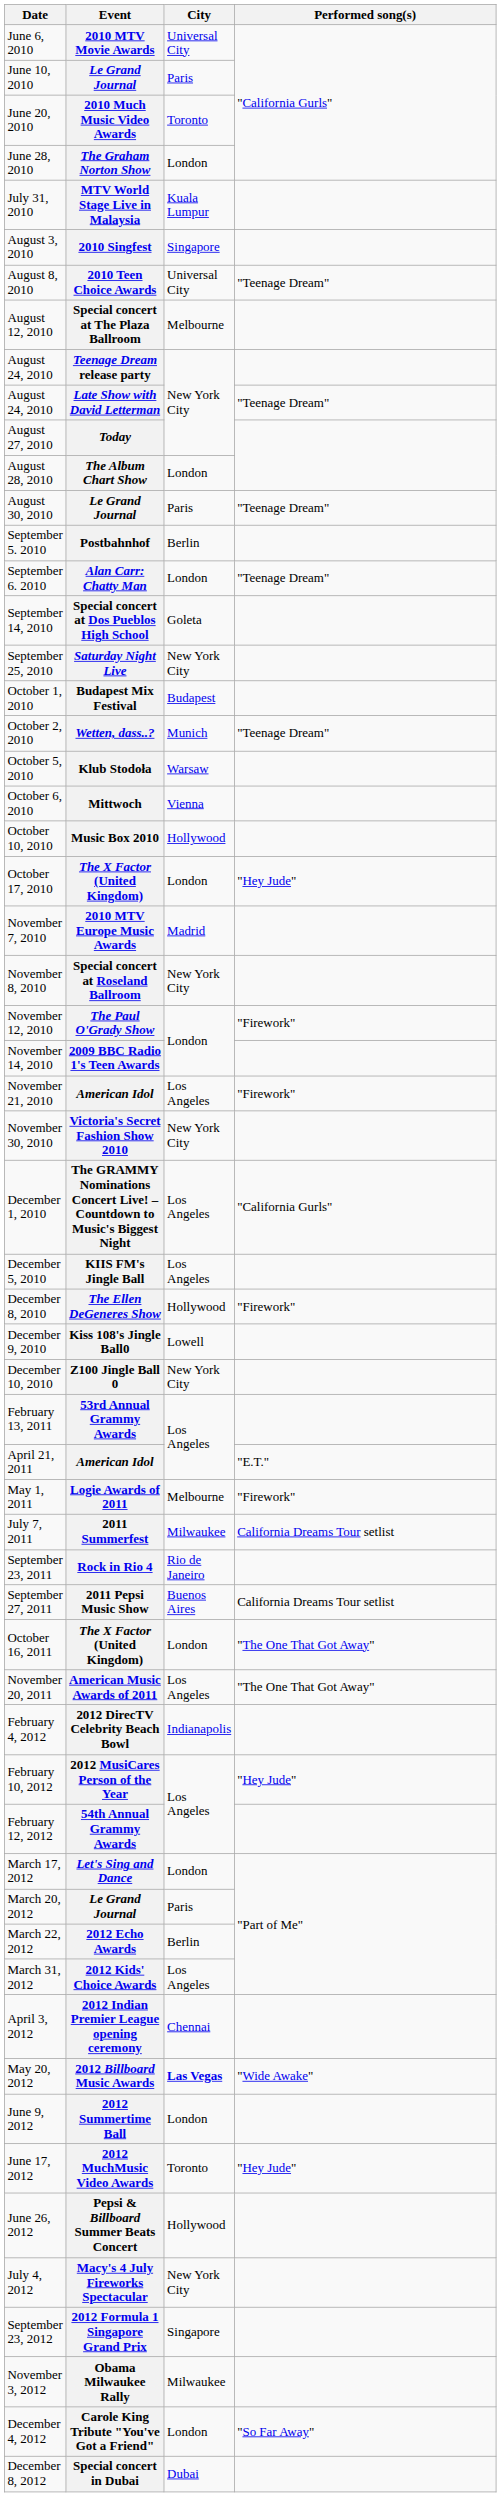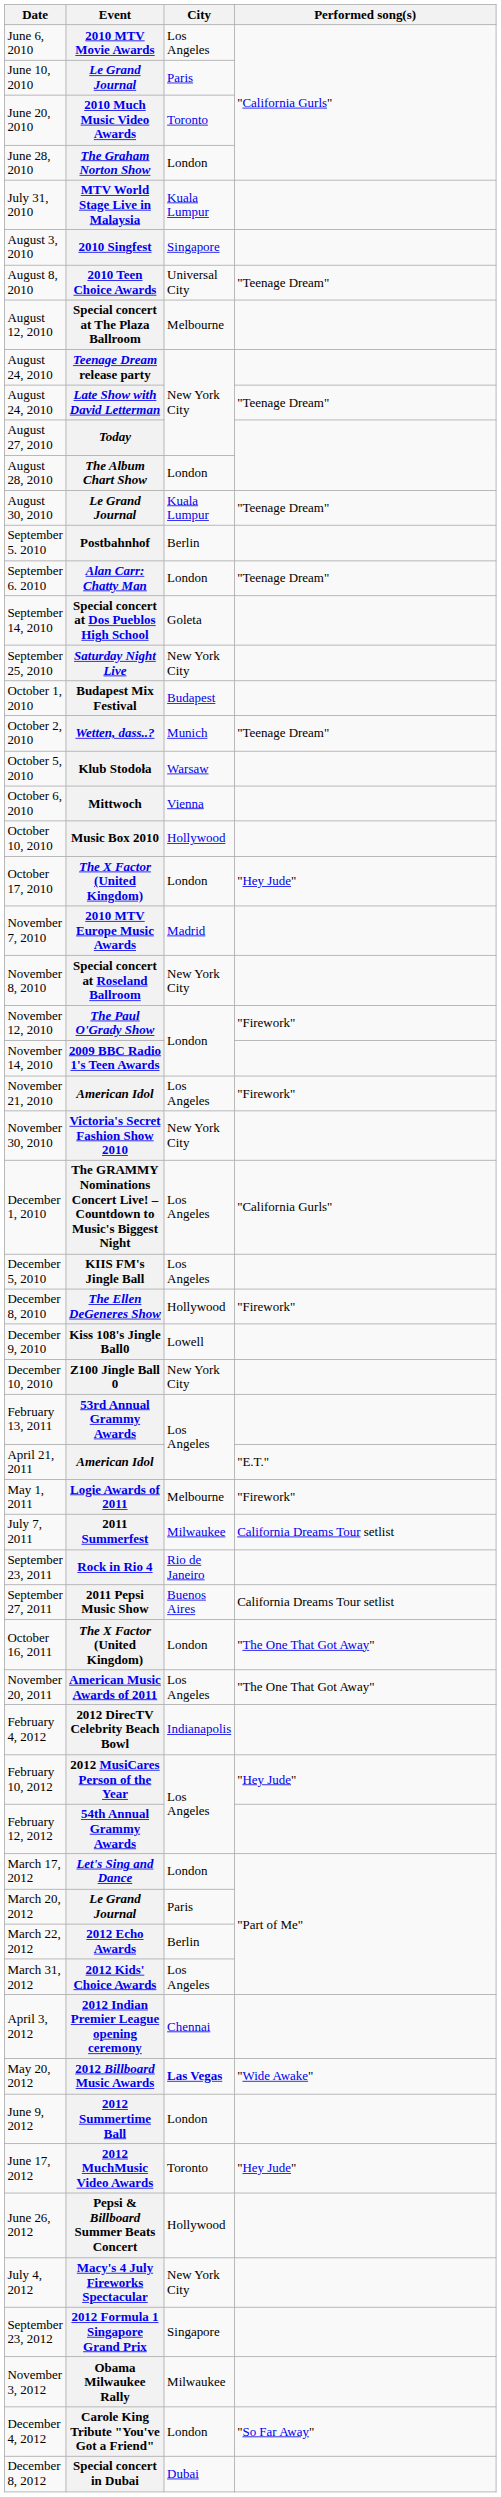(192, 42) Universal City -> (188, 42) Los Angeles
(180, 507) Paris -> (188, 507) Kuala Lumpur
